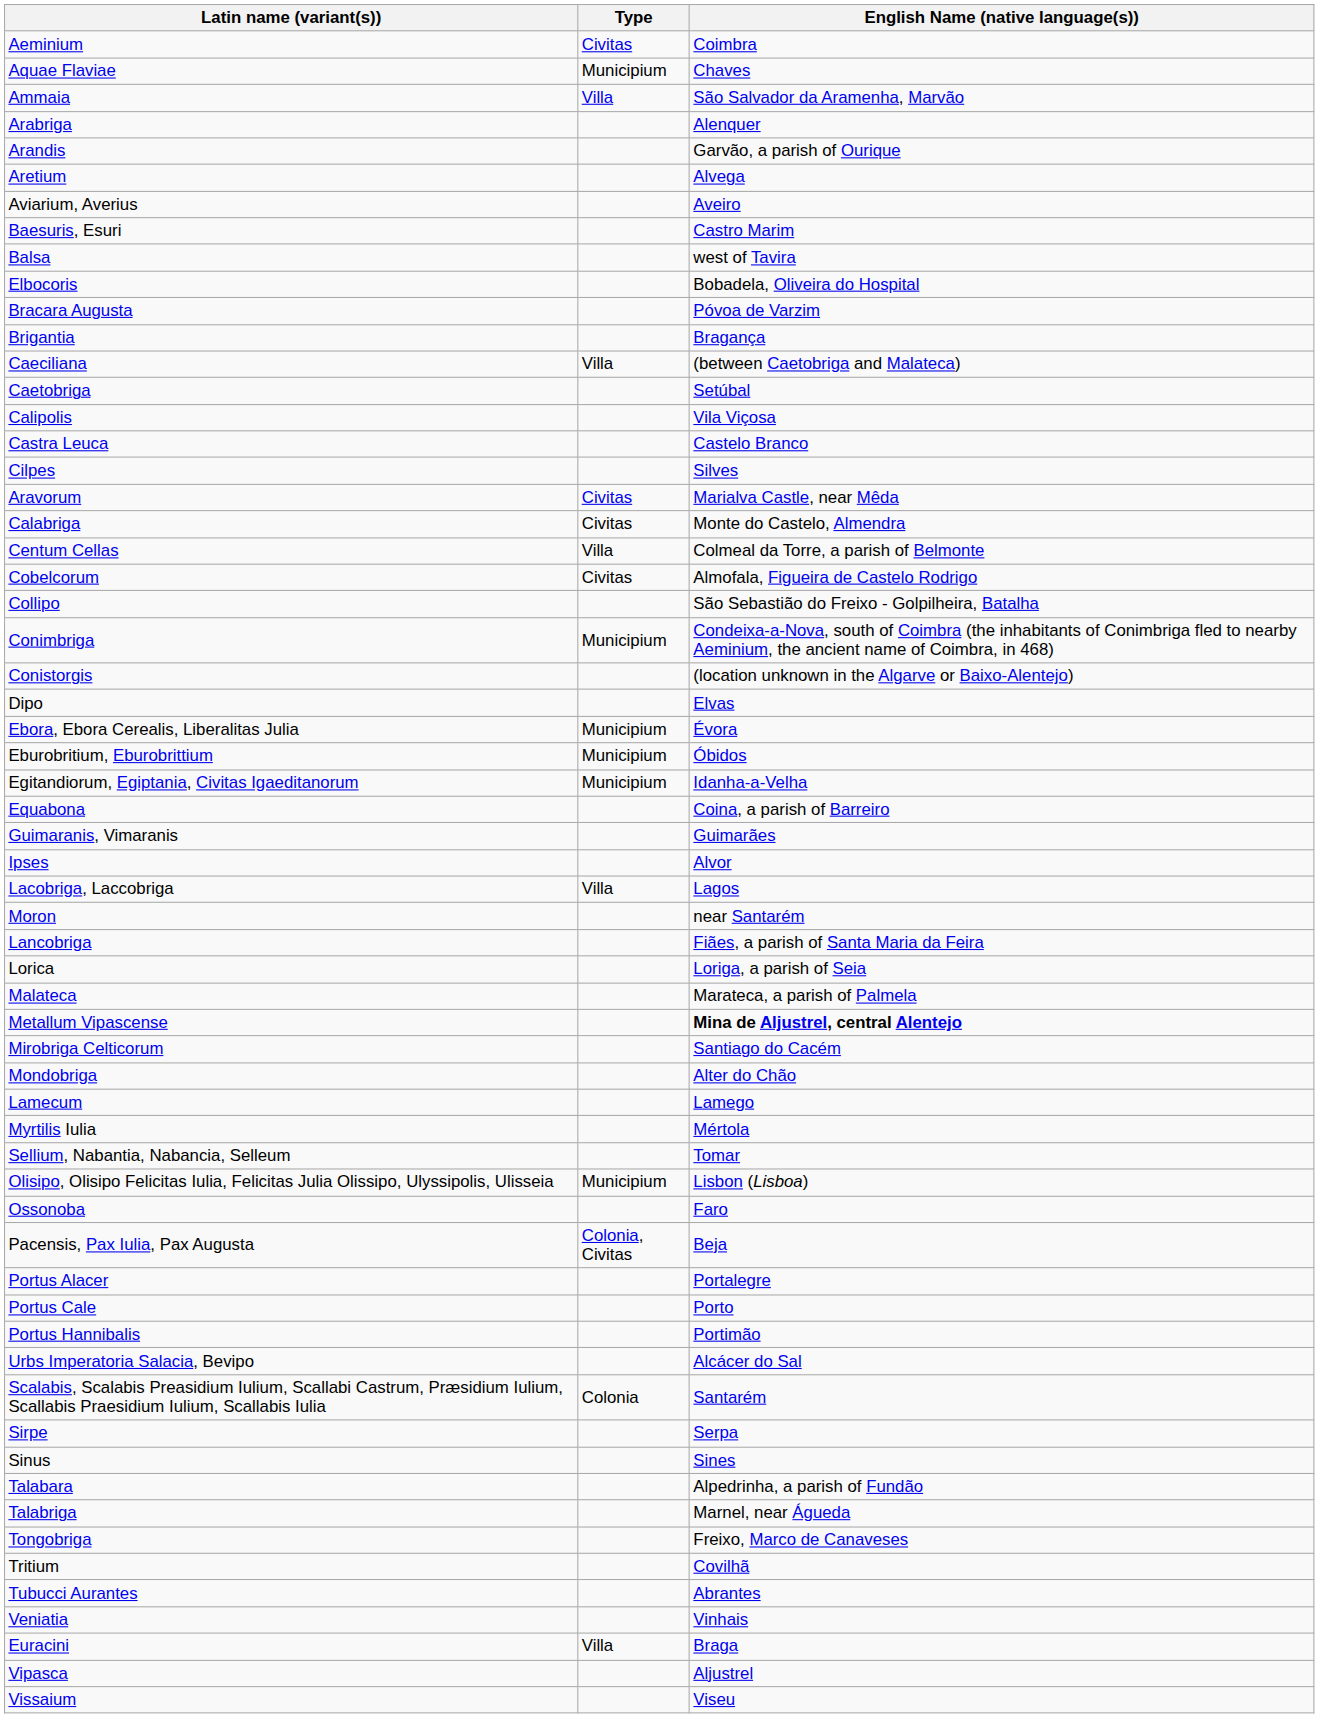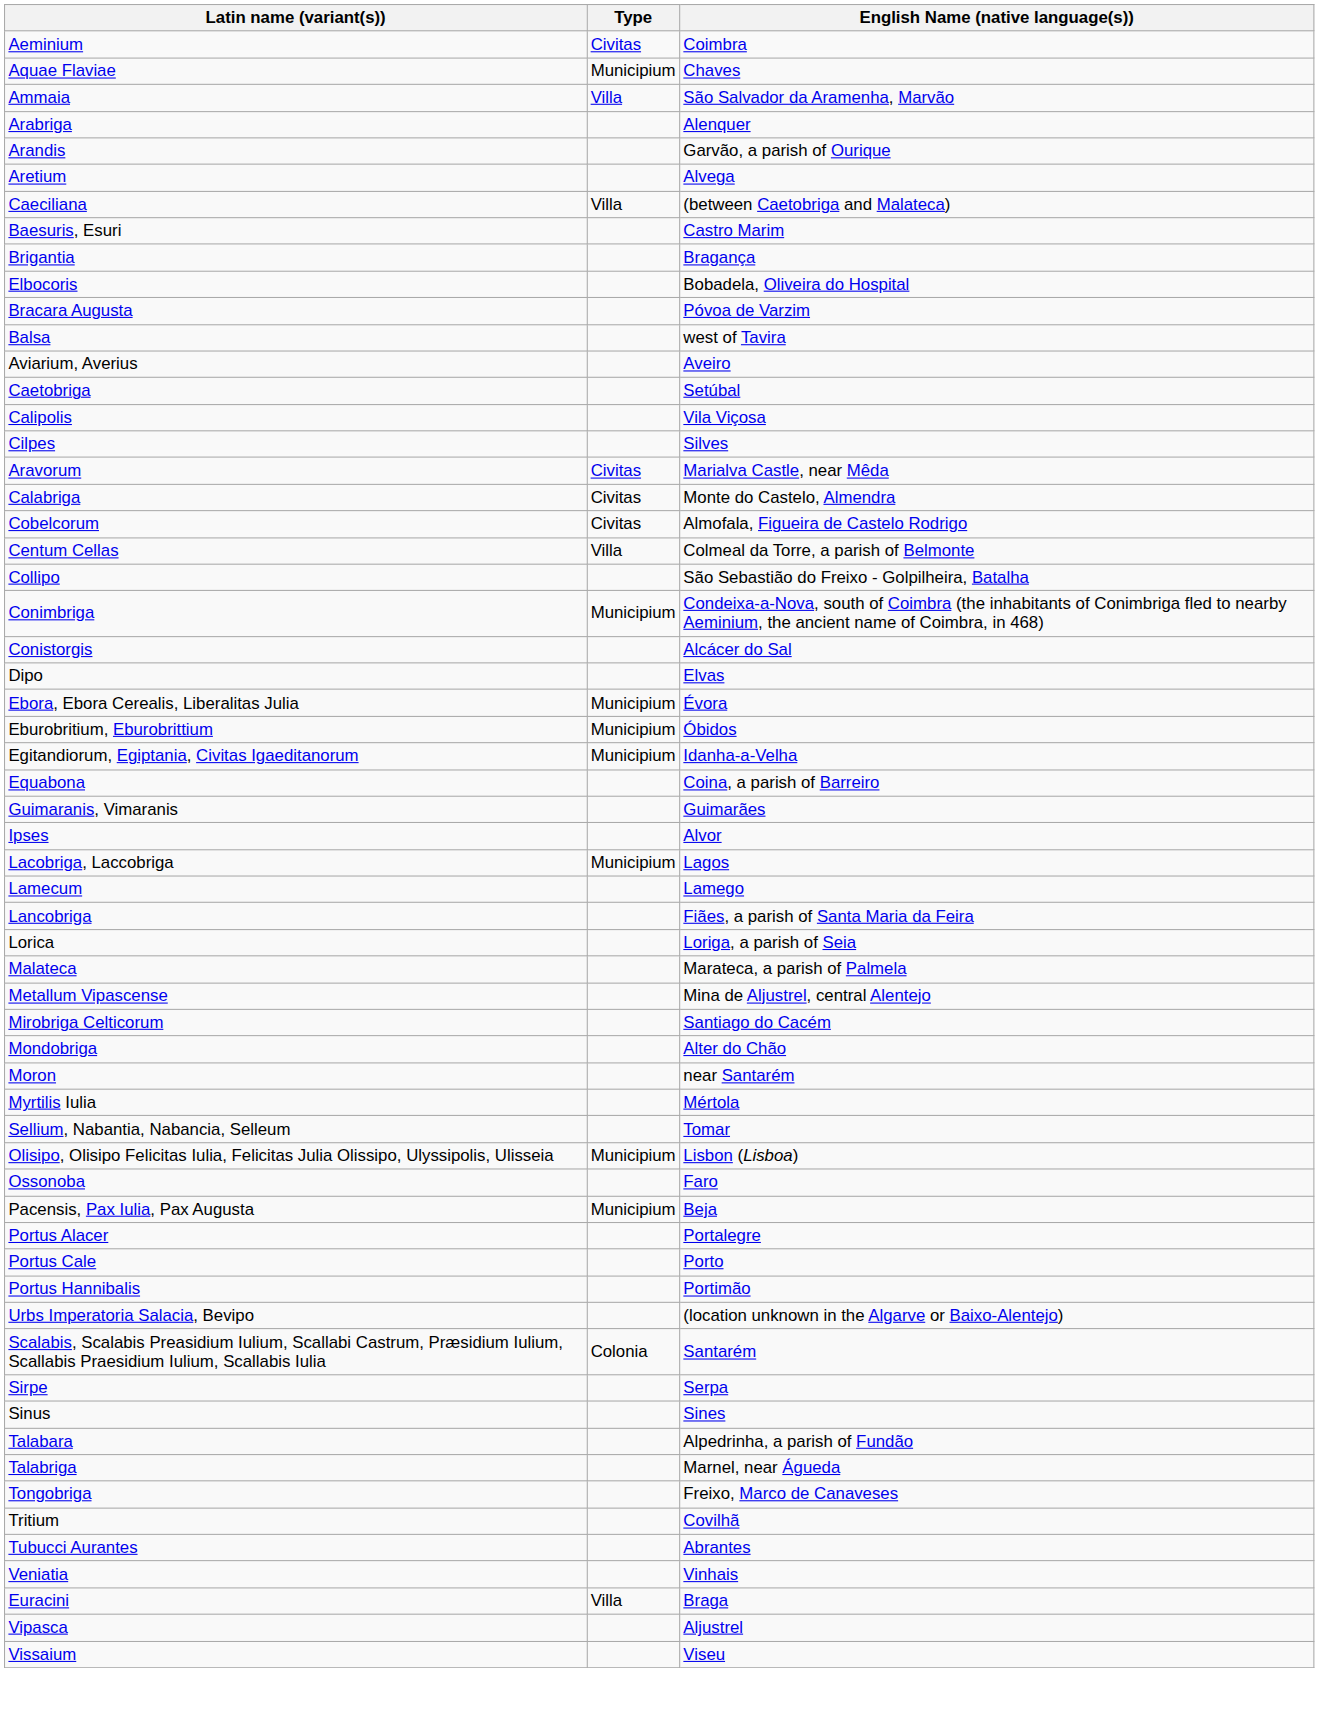rows swapped: (73, 204) <-> (48, 364)
rows swapped: (29, 257) <-> (42, 337)
- row: (58, 444)
rows swapped: (54, 577) <-> (63, 550)
(883, 676) (location unknown in the Algarve or Baixo-Alentejo) -> (738, 649) Alcácer do Sal
(597, 889) Villa -> (633, 862) Municipium
rows swapped: (45, 1102) <-> (32, 915)
(828, 1022) bold -> (807, 995) normal
(613, 1245) Colonia, Civitas -> (633, 1209) Municipium
(748, 1361) Alcácer do Sal -> (873, 1315) (location unknown in the Algarve or Baixo-Alentejo)
